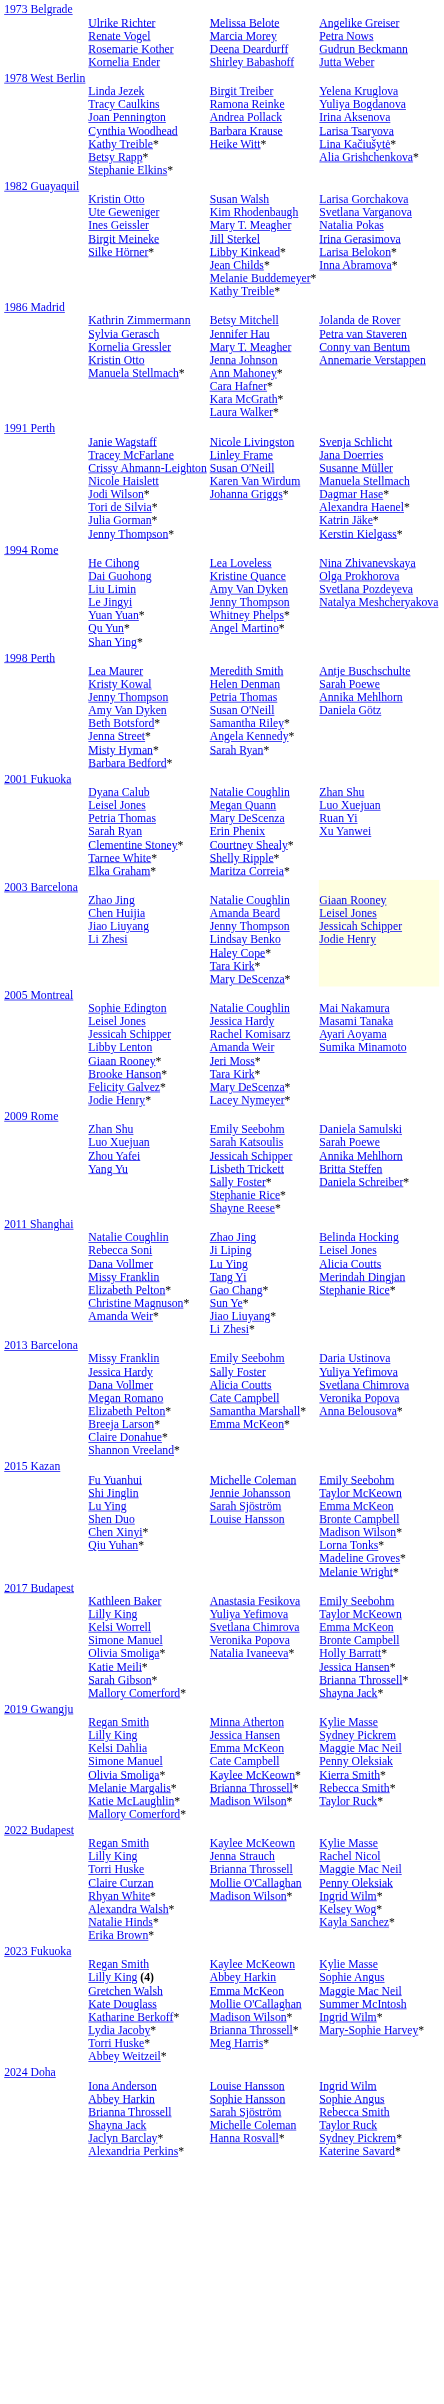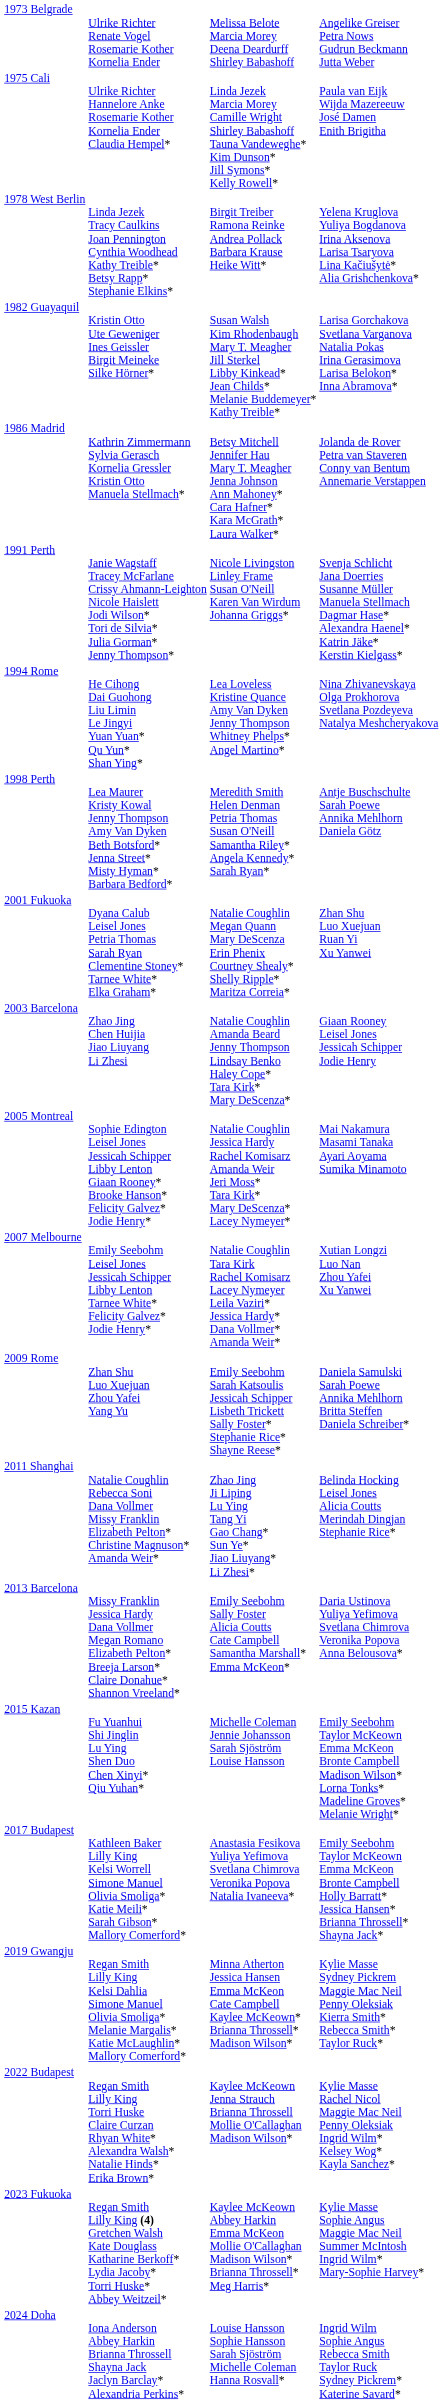+ row: (27, 78)
(361, 920) lightyellow background -> (361, 1041) no background
+ row: (43, 1237)
